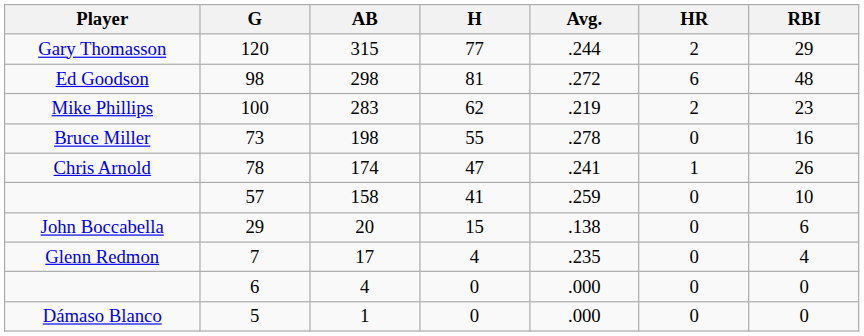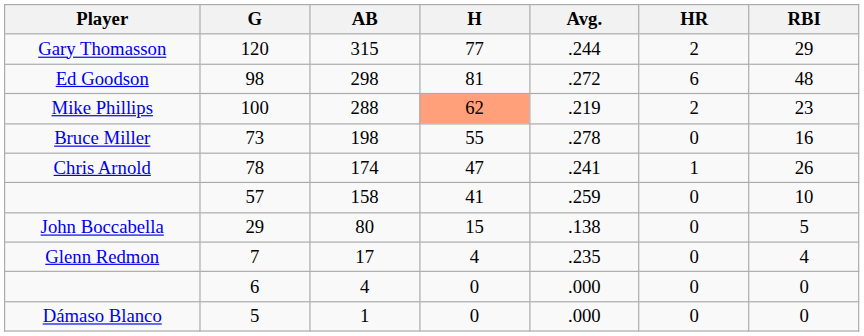(365, 108) 283 -> (365, 108) 288
(474, 108) no background -> (474, 108) lightsalmon background
(365, 227) 20 -> (365, 227) 80
(804, 227) 6 -> (804, 227) 5
